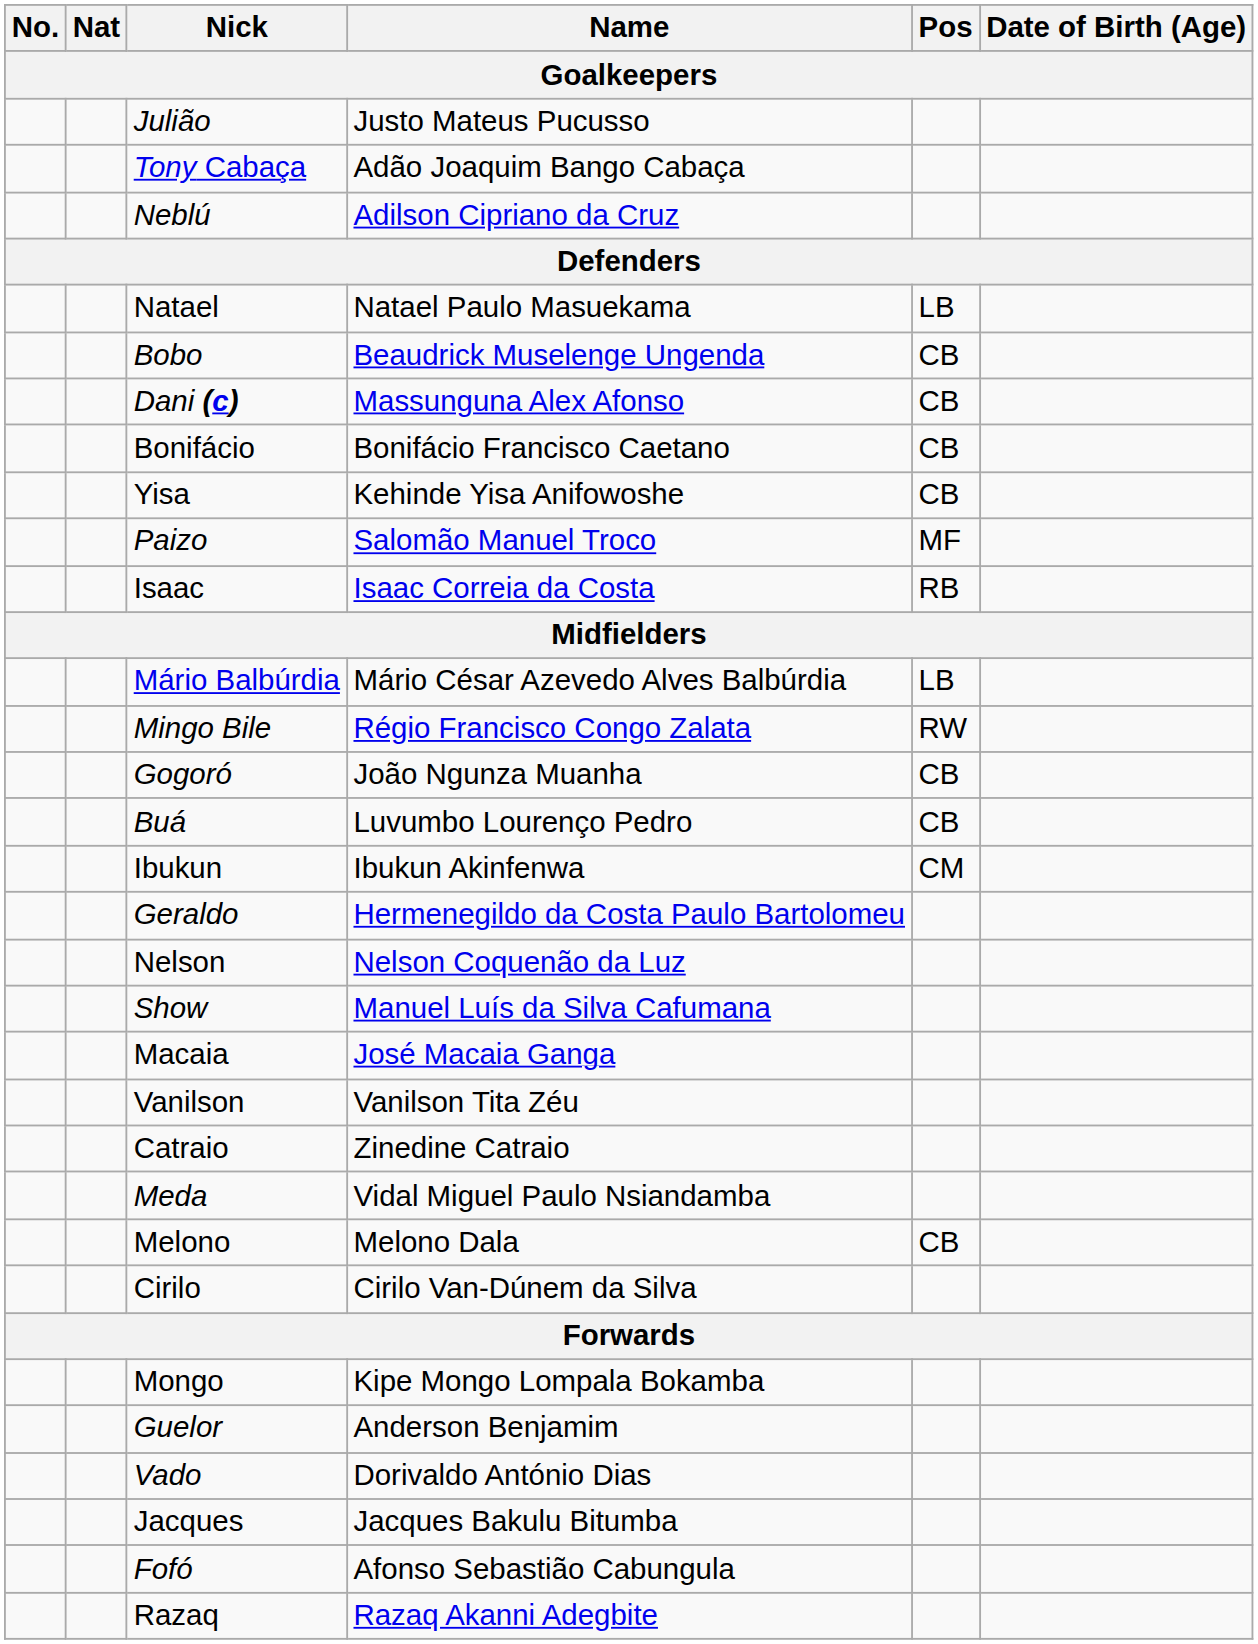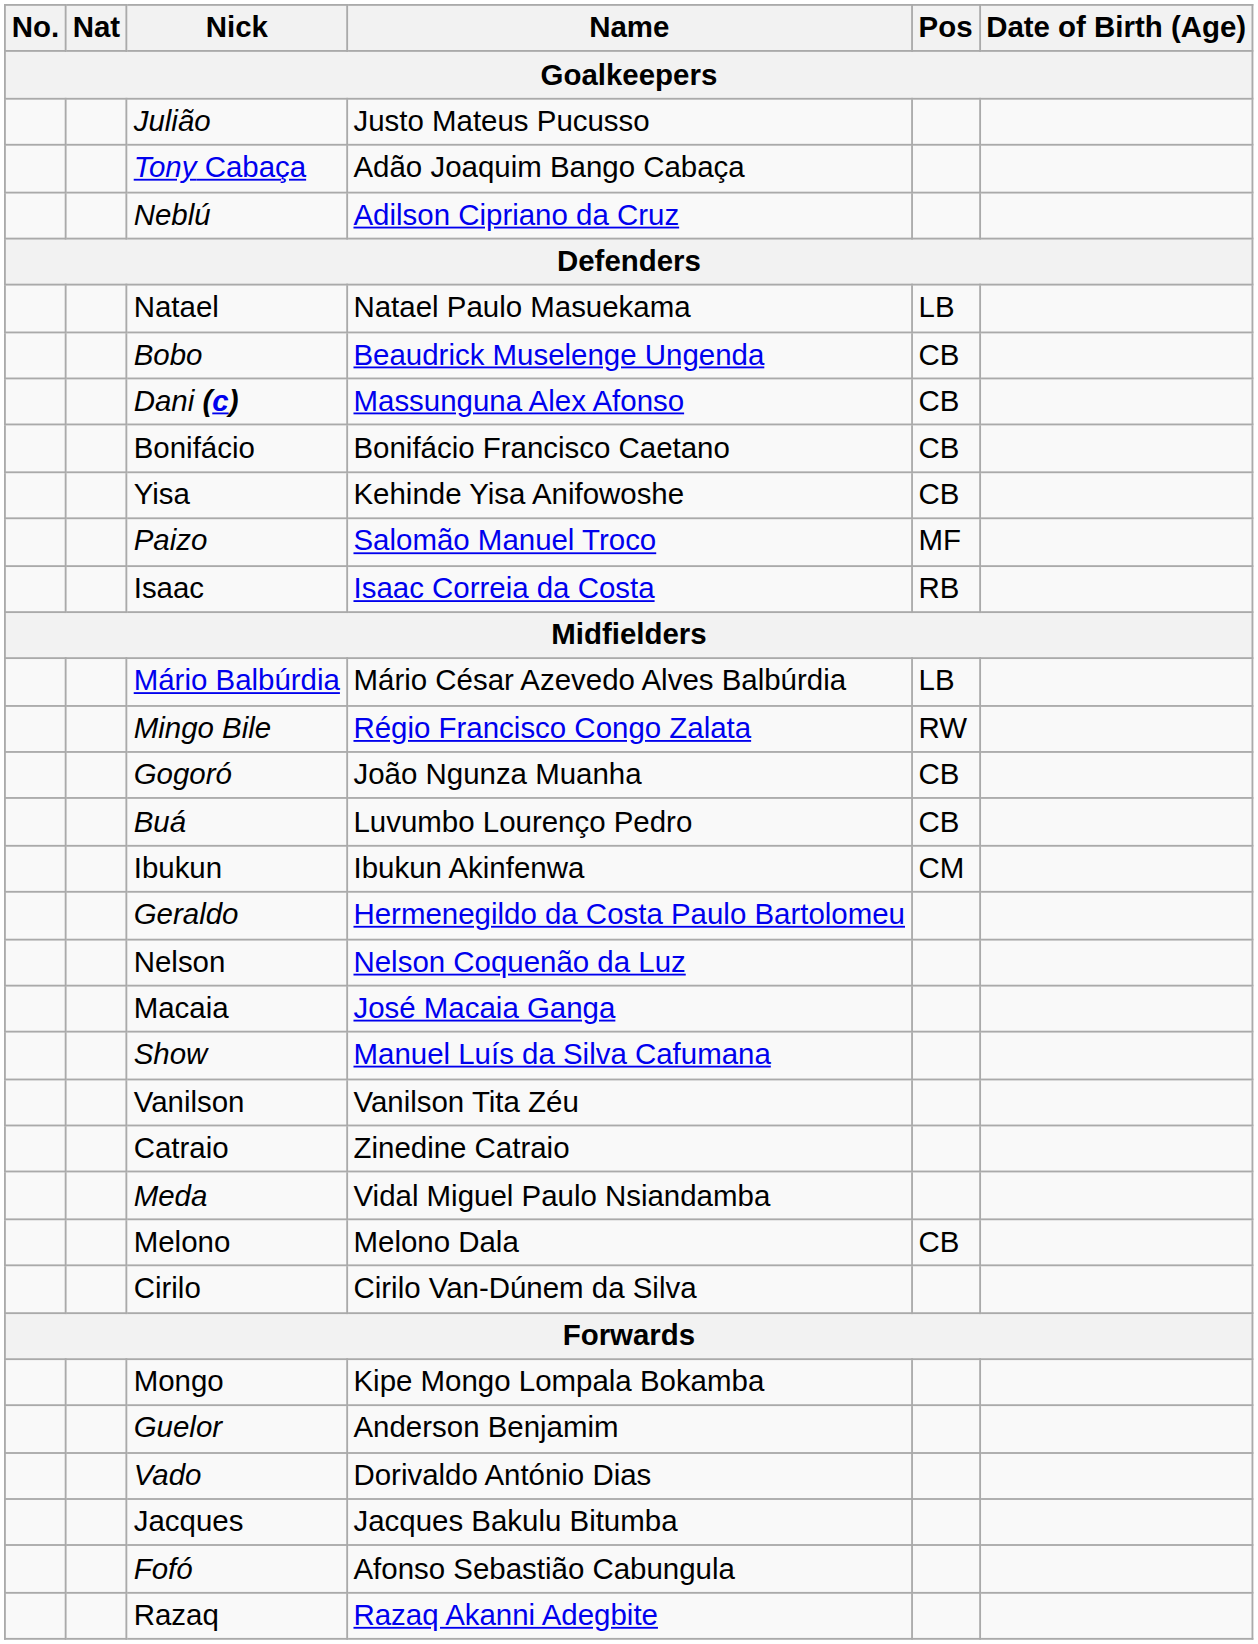rows swapped: (181, 1055) <-> (171, 1008)
